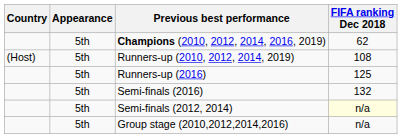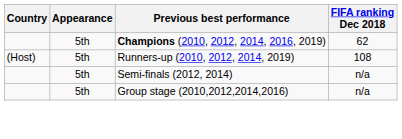- row: (162, 74)
- row: (160, 91)
(362, 108) lightyellow background -> (362, 74) no background
